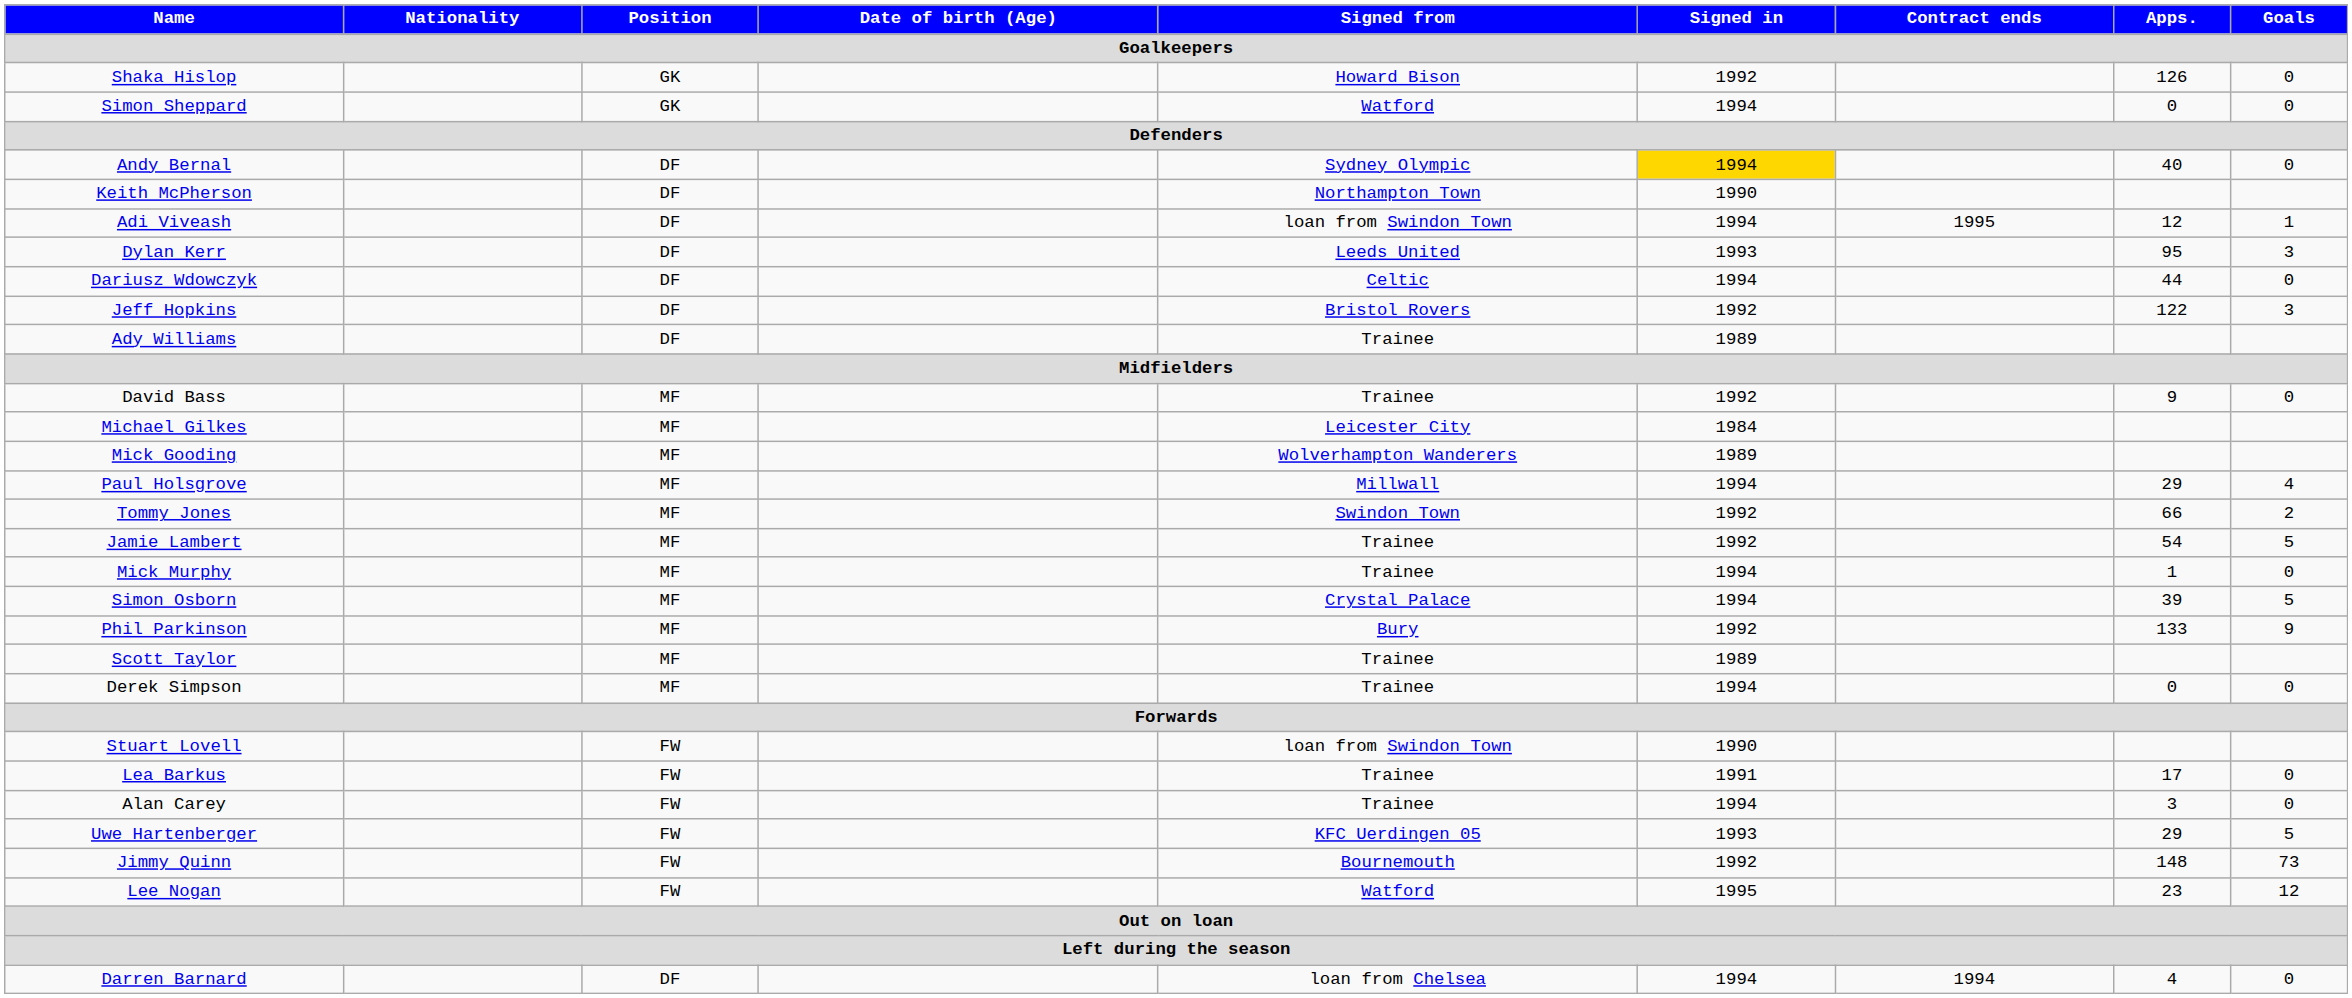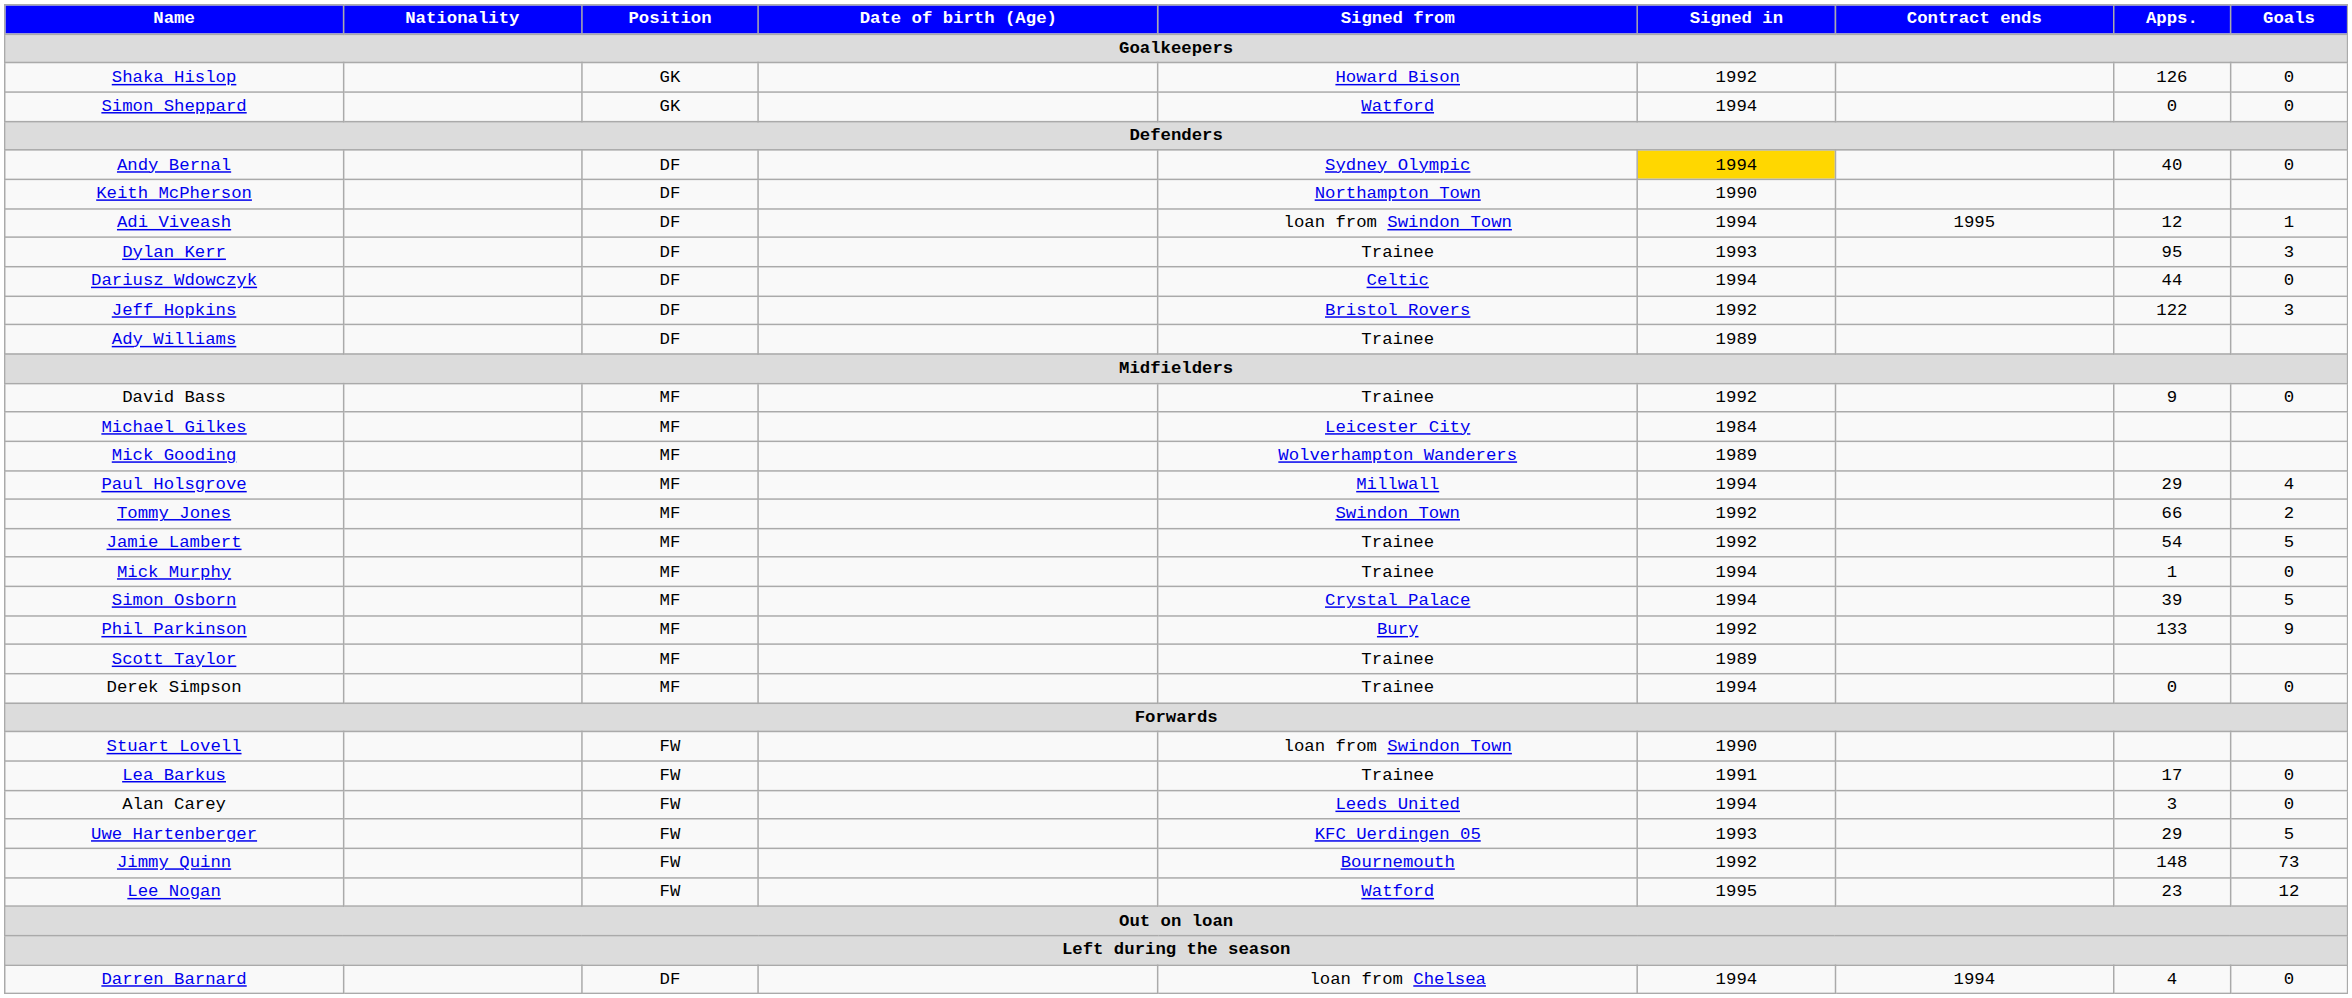(1398, 252) Leeds United -> (1398, 252) Trainee
(1398, 804) Trainee -> (1398, 804) Leeds United
